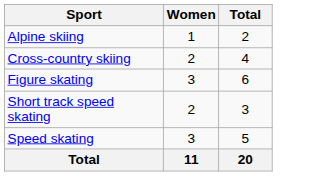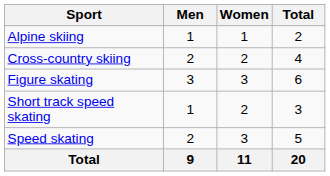+ column: (190, 15)
